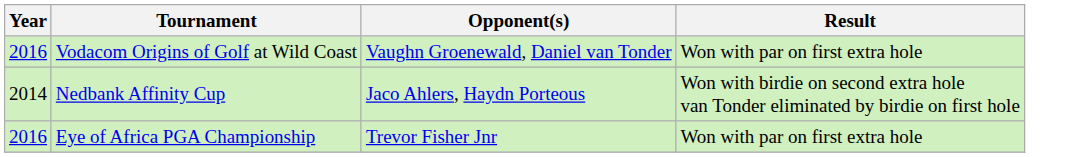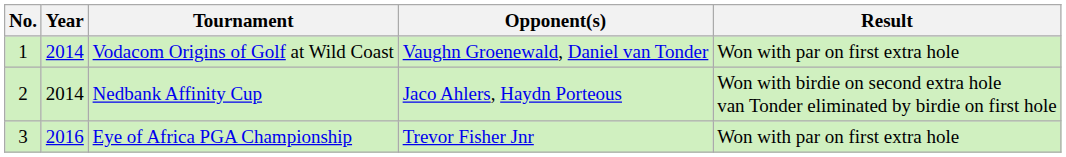+ column: (23, 20)
(28, 51) 2016 -> (65, 51) 2014
